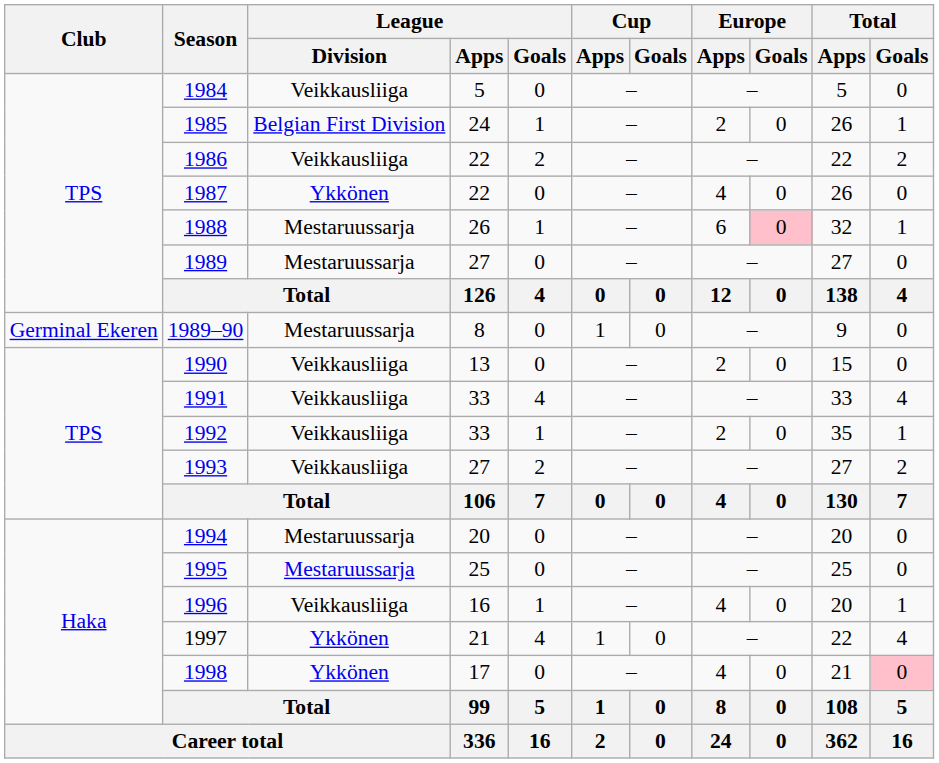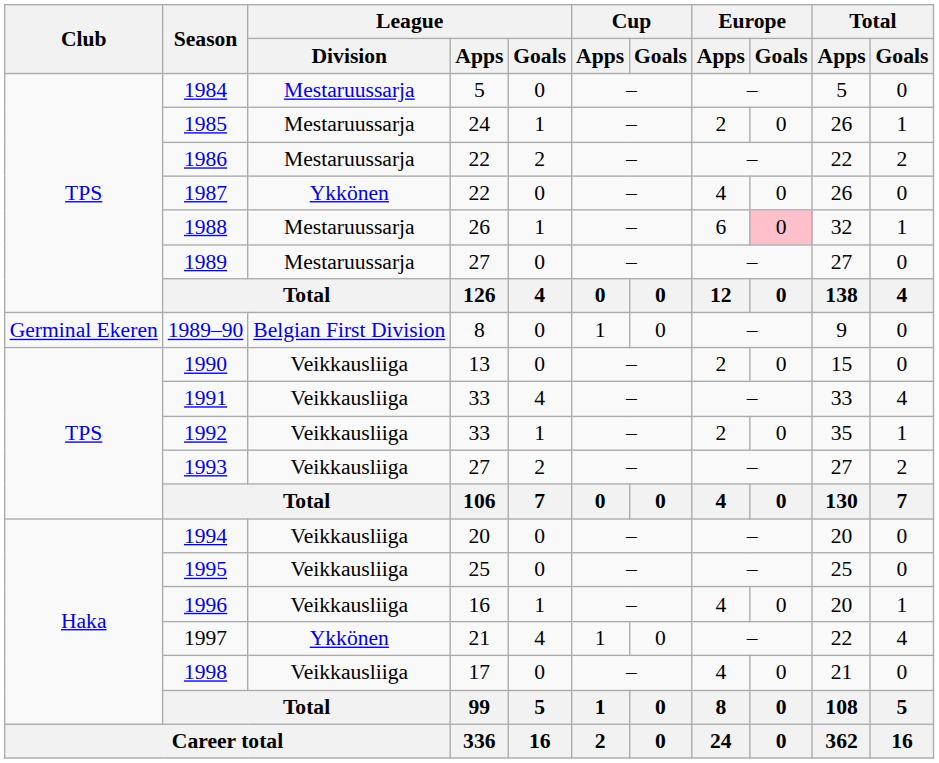(349, 90) Veikkausliiga -> (349, 90) Mestaruussarja
(349, 124) Belgian First Division -> (349, 124) Mestaruussarja
(349, 158) Veikkausliiga -> (349, 158) Mestaruussarja
(349, 329) Mestaruussarja -> (349, 329) Belgian First Division
(349, 535) Mestaruussarja -> (349, 535) Veikkausliiga
(349, 569) Mestaruussarja -> (349, 569) Veikkausliiga
(349, 672) Ykkönen -> (349, 672) Veikkausliiga
(902, 672) pink background -> (902, 672) no background
